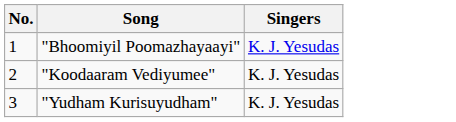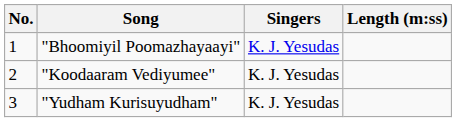+ column: (397, 18)
